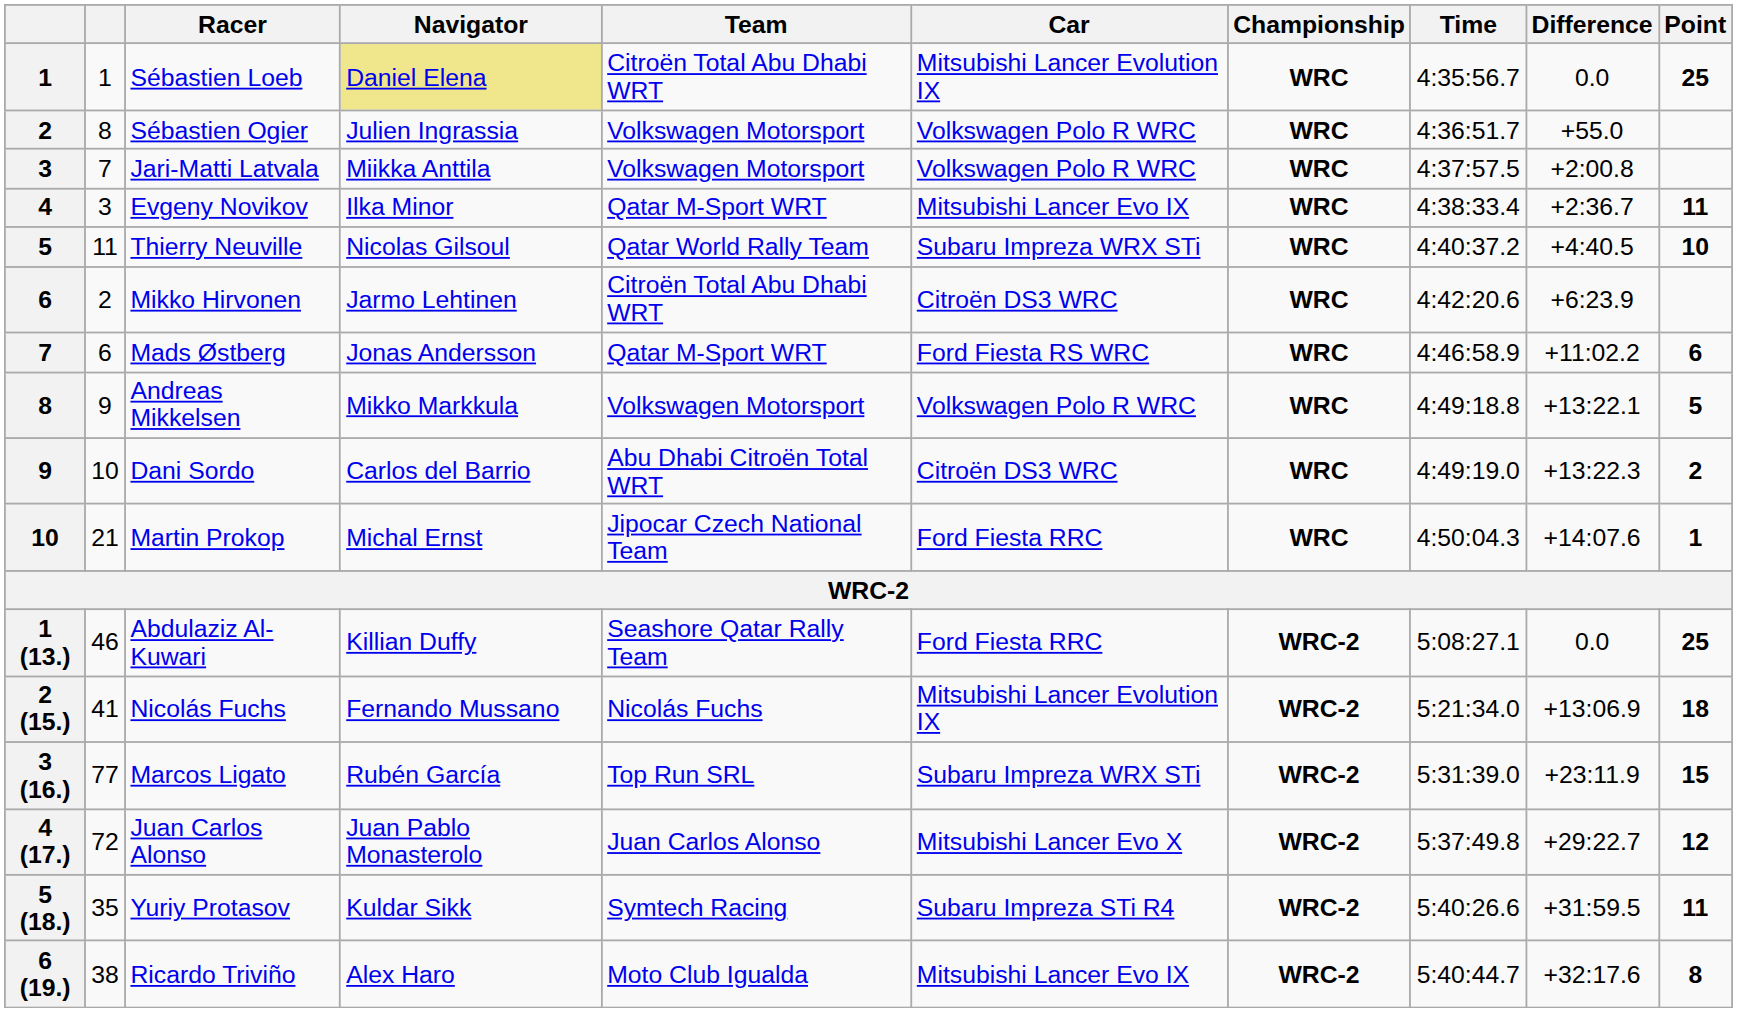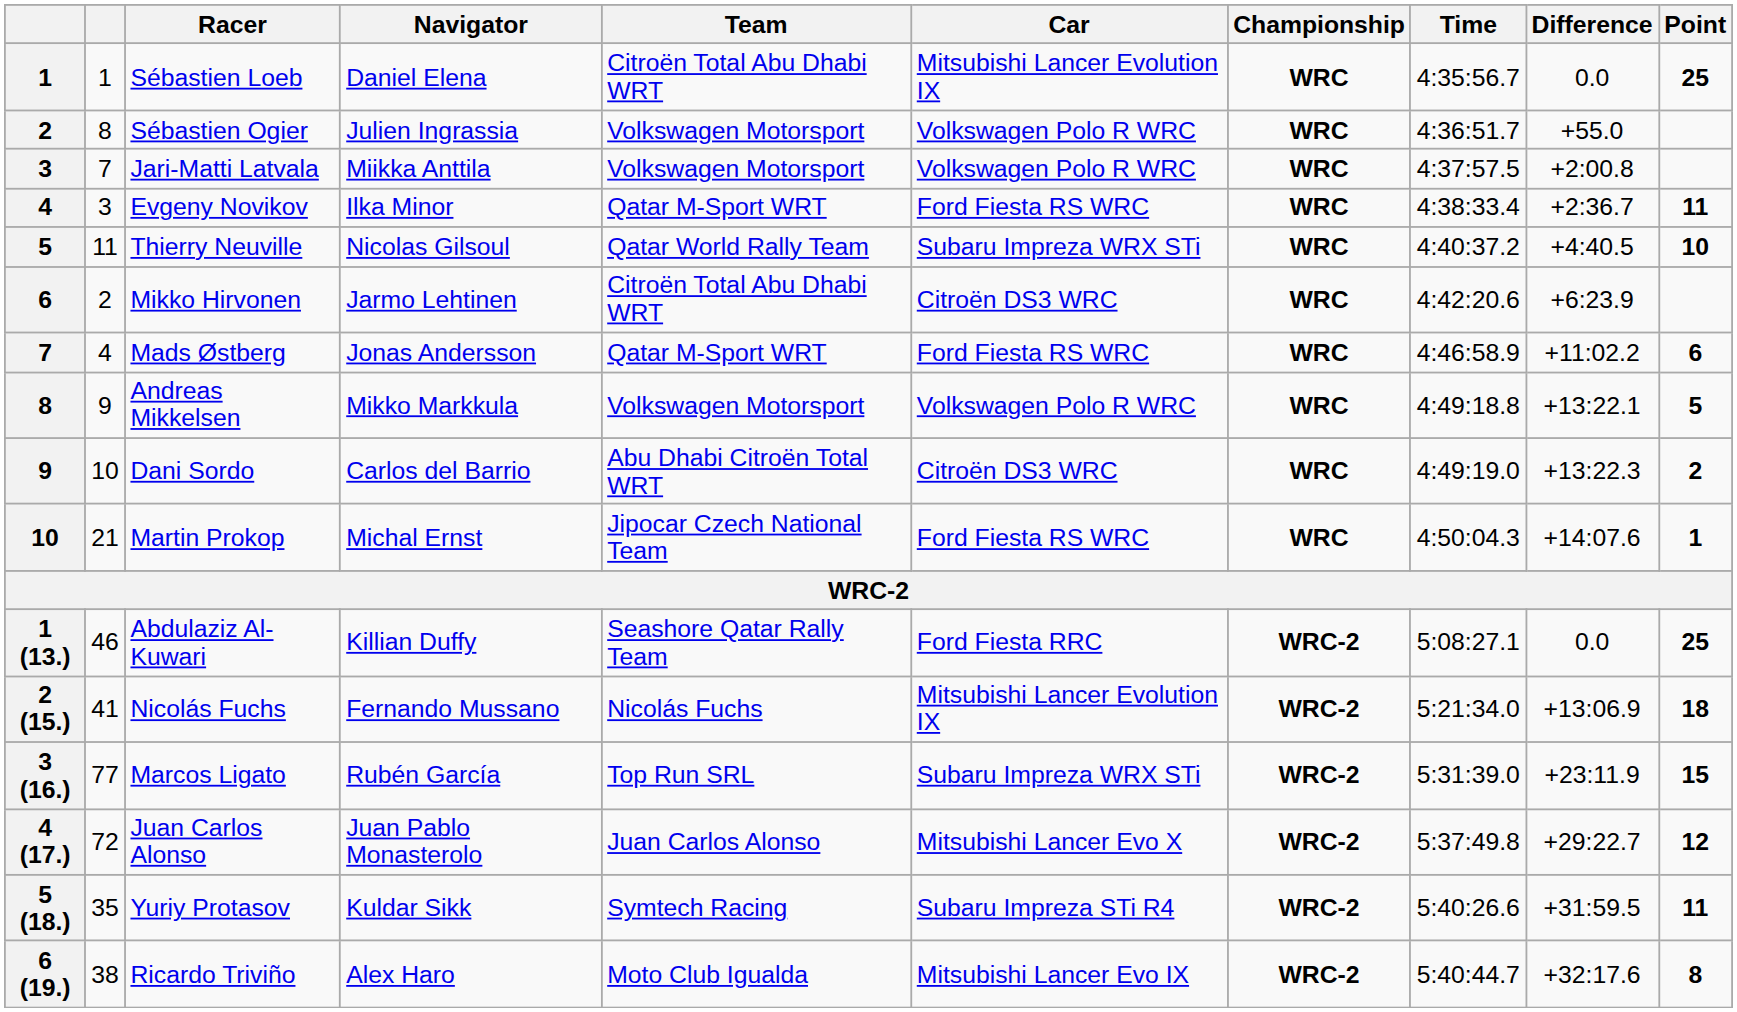(416, 77) khaki background -> (416, 77) no background
(1053, 207) Mitsubishi Lancer Evo IX -> (1033, 207) Ford Fiesta RS WRC
(105, 352) 6 -> (105, 352) 4
(1010, 537) Ford Fiesta RRC -> (1033, 537) Ford Fiesta RS WRC
